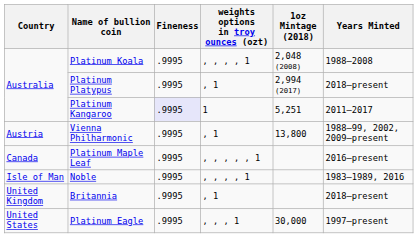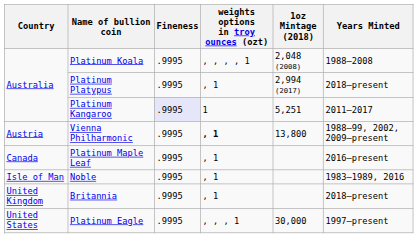(210, 134) normal -> (210, 134) bold
(231, 158) , , , , , 1 -> (210, 158) , 1
(226, 177) , , , , 1 -> (210, 177) , 1
